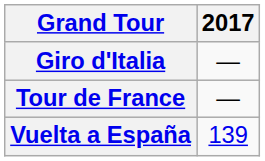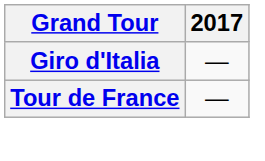- row: (101, 135)
